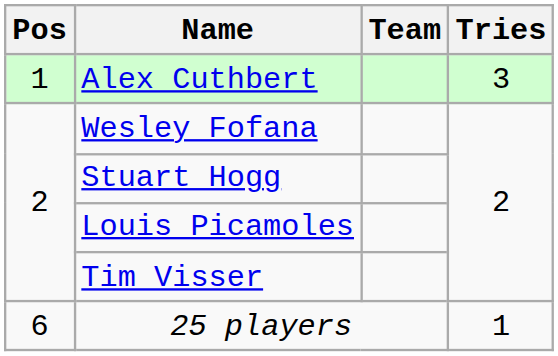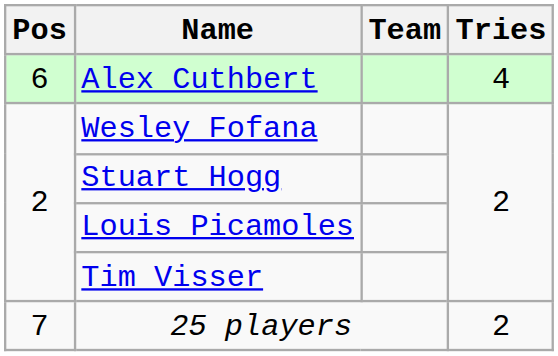(40, 79) 1 -> (40, 79) 6
(501, 79) 3 -> (501, 79) 4
(40, 326) 6 -> (40, 326) 7
(501, 326) 1 -> (501, 326) 2
